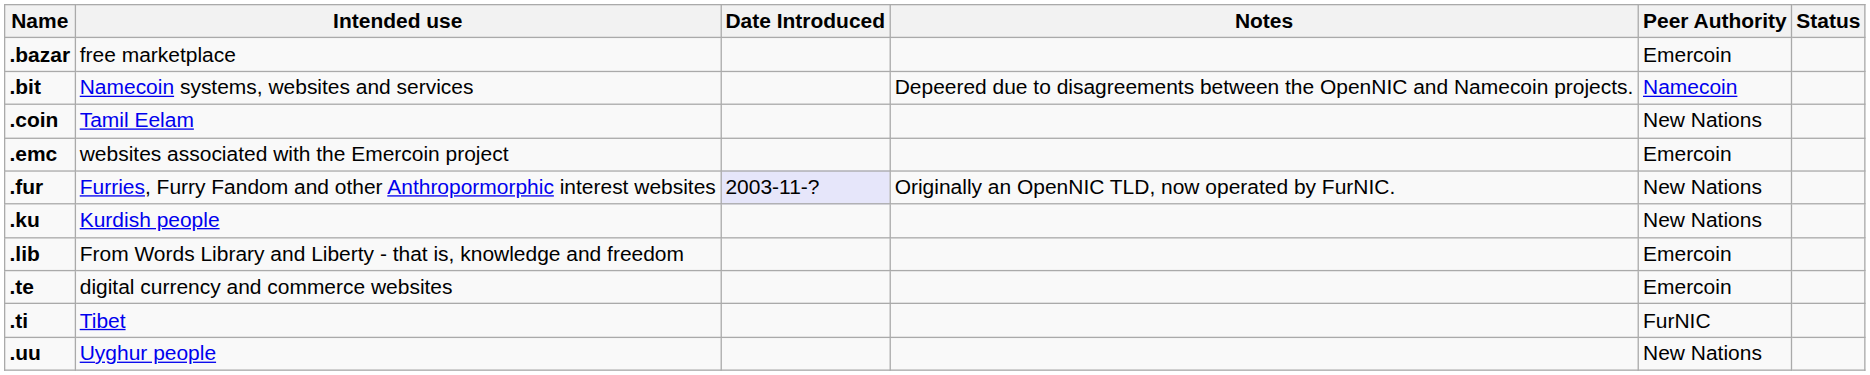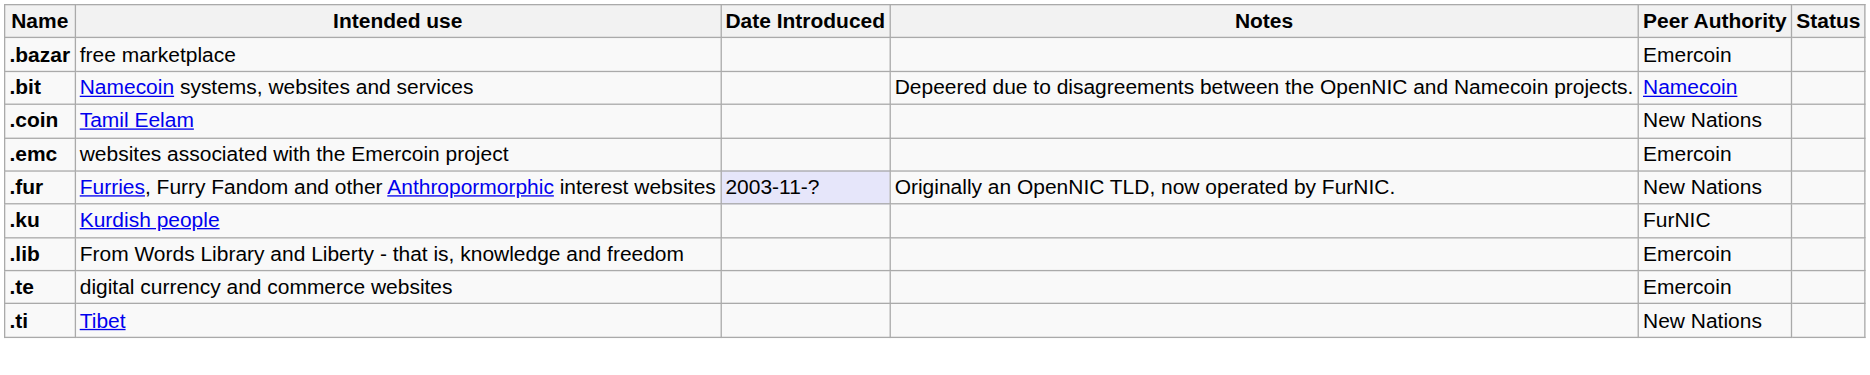(1702, 220) New Nations -> (1677, 220) FurNIC
(1677, 320) FurNIC -> (1702, 320) New Nations
- row: (25, 353)
